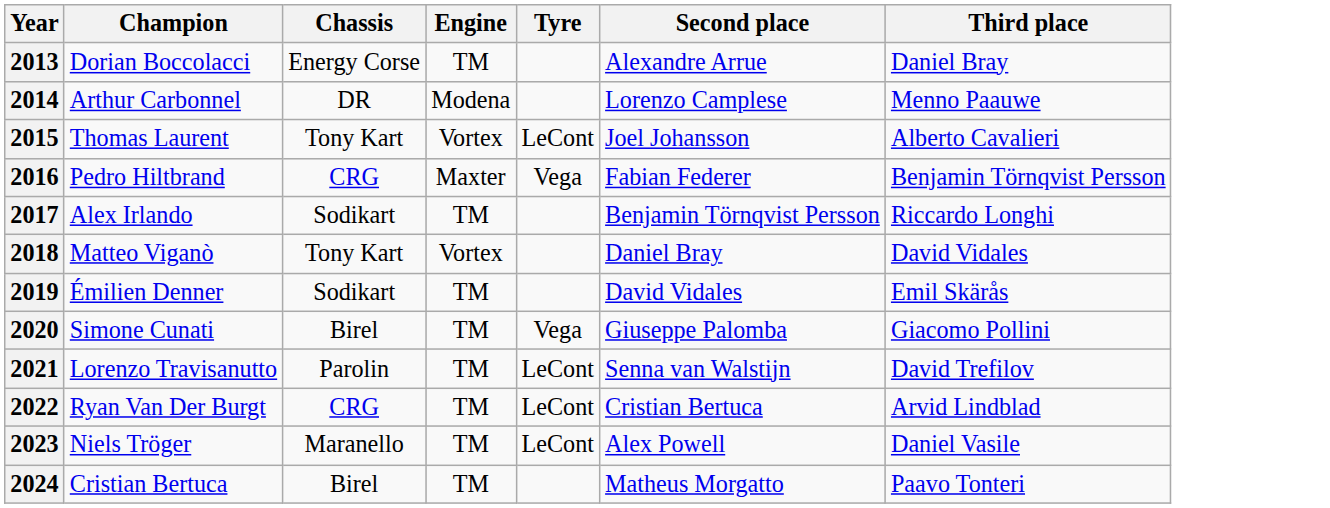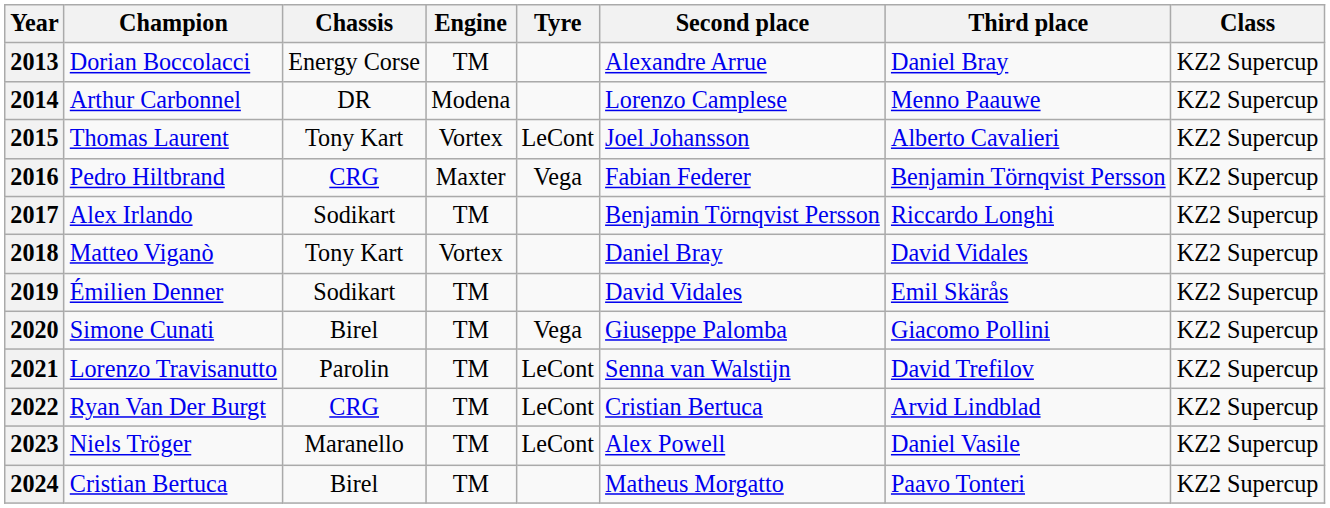+ column: (1248, 23)
